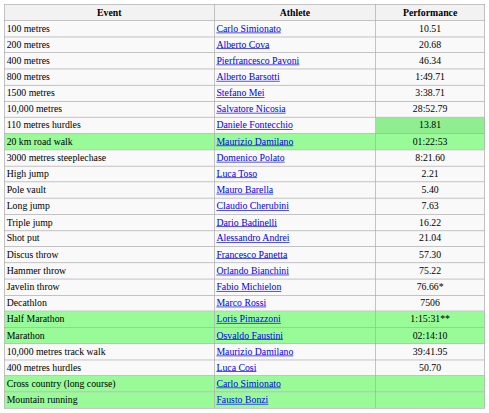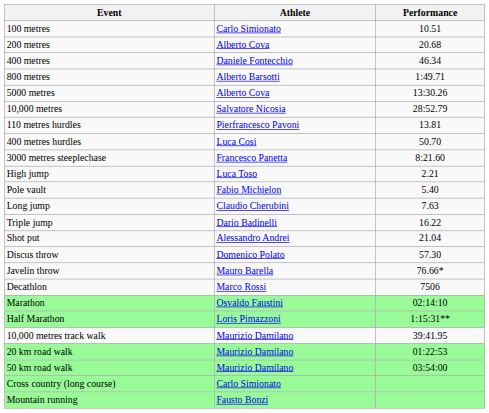(258, 61) Pierfrancesco Pavoni -> (255, 61) Daniele Fontecchio
- row: (31, 93)
+ row: (31, 93)
(255, 126) Daniele Fontecchio -> (258, 126) Pierfrancesco Pavoni
(430, 126) lightgreen background -> (430, 126) no background
rows swapped: (44, 368) <-> (40, 142)
(251, 158) Domenico Polato -> (252, 158) Francesco Panetta
(245, 190) Mauro Barella -> (249, 190) Fabio Michielon
(252, 255) Francesco Panetta -> (251, 255) Domenico Polato
- row: (36, 271)
(249, 287) Fabio Michielon -> (245, 271) Mauro Barella
rows swapped: (36, 319) <-> (26, 335)
+ row: (40, 368)
